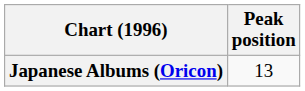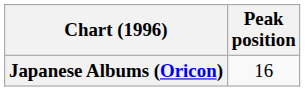(264, 70) 13 -> (264, 70) 16
